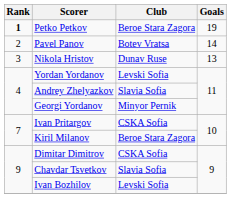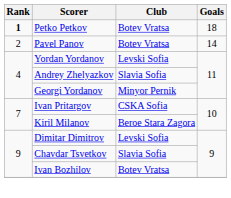(157, 28) Beroe Stara Zagora -> (144, 28) Botev Vratsa
(212, 28) 19 -> (212, 28) 18
- row: (64, 59)
(143, 153) CSKA Sofia -> (143, 138) Levski Sofia
(143, 185) Levski Sofia -> (144, 169) Botev Vratsa
